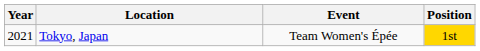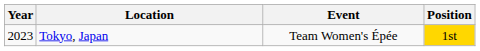(20, 35) 2021 -> (20, 35) 2023
